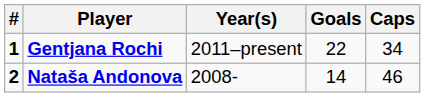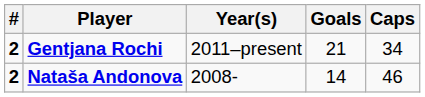(14, 48) 1 -> (14, 48) 2
(336, 48) 22 -> (336, 48) 21
